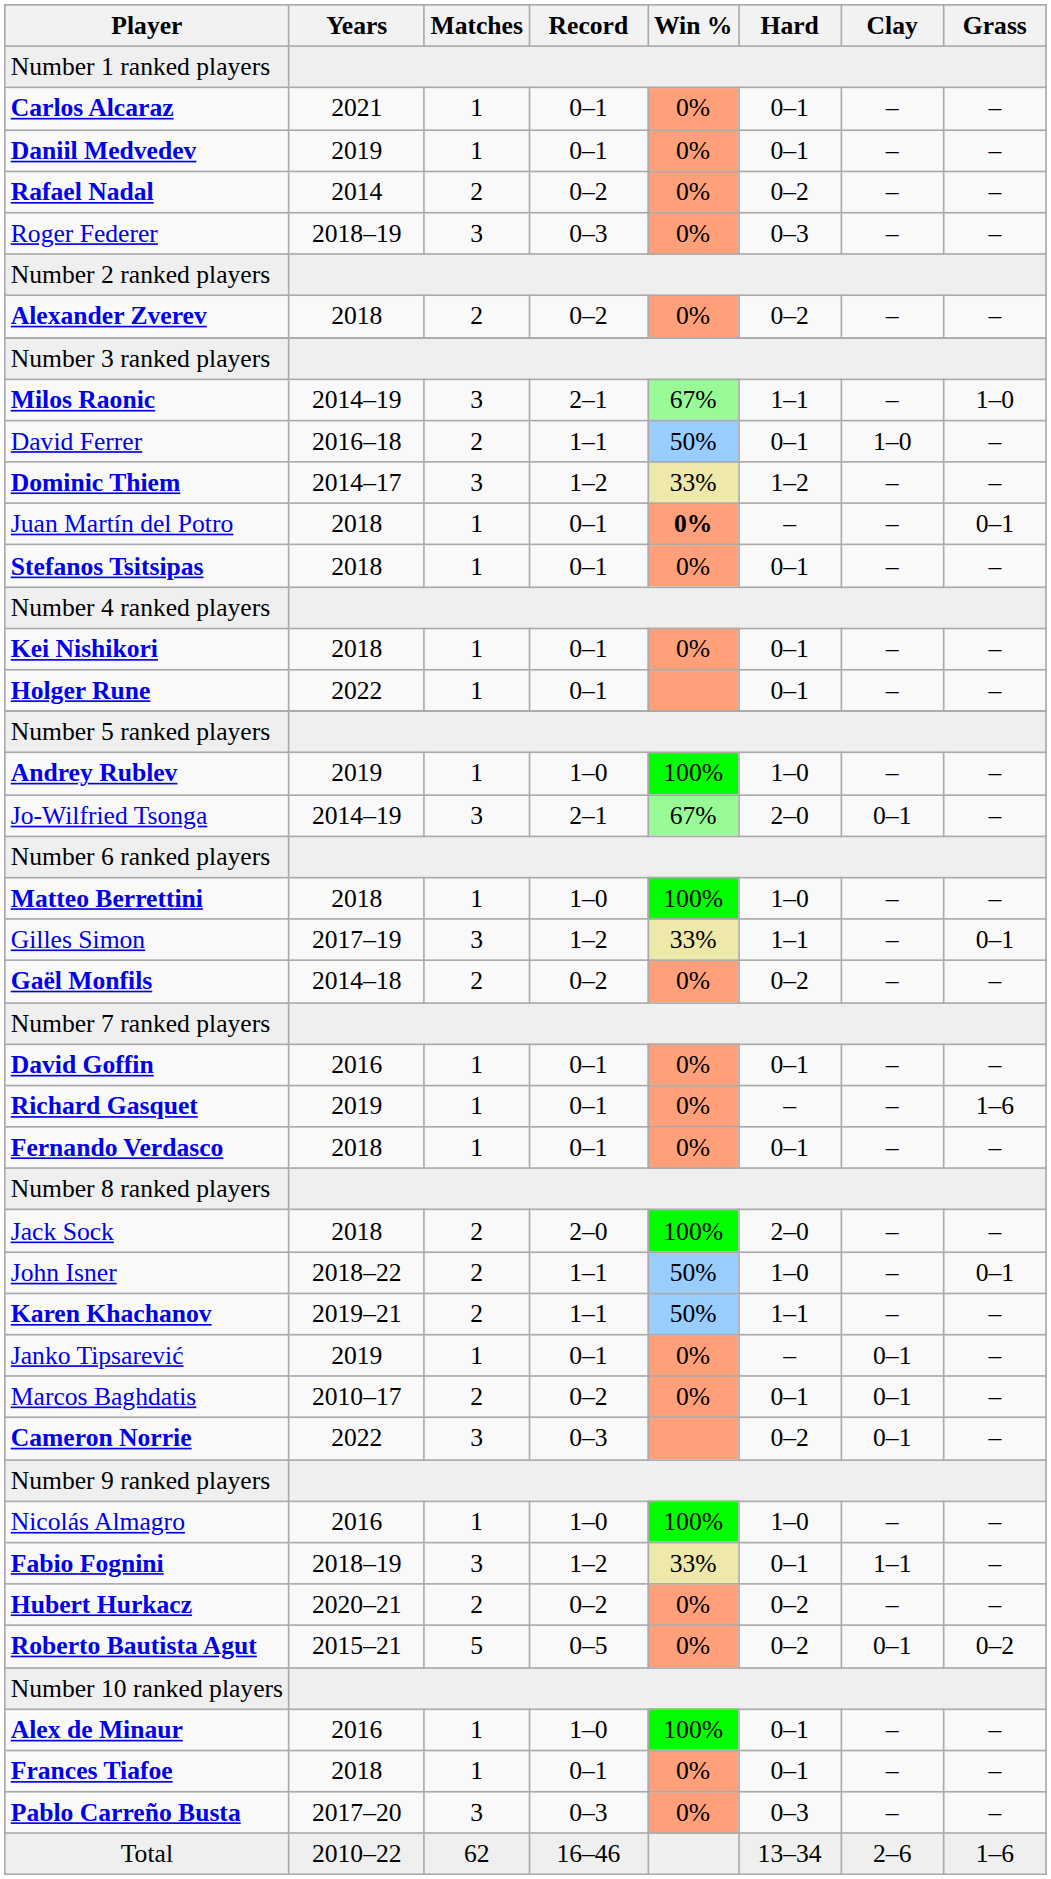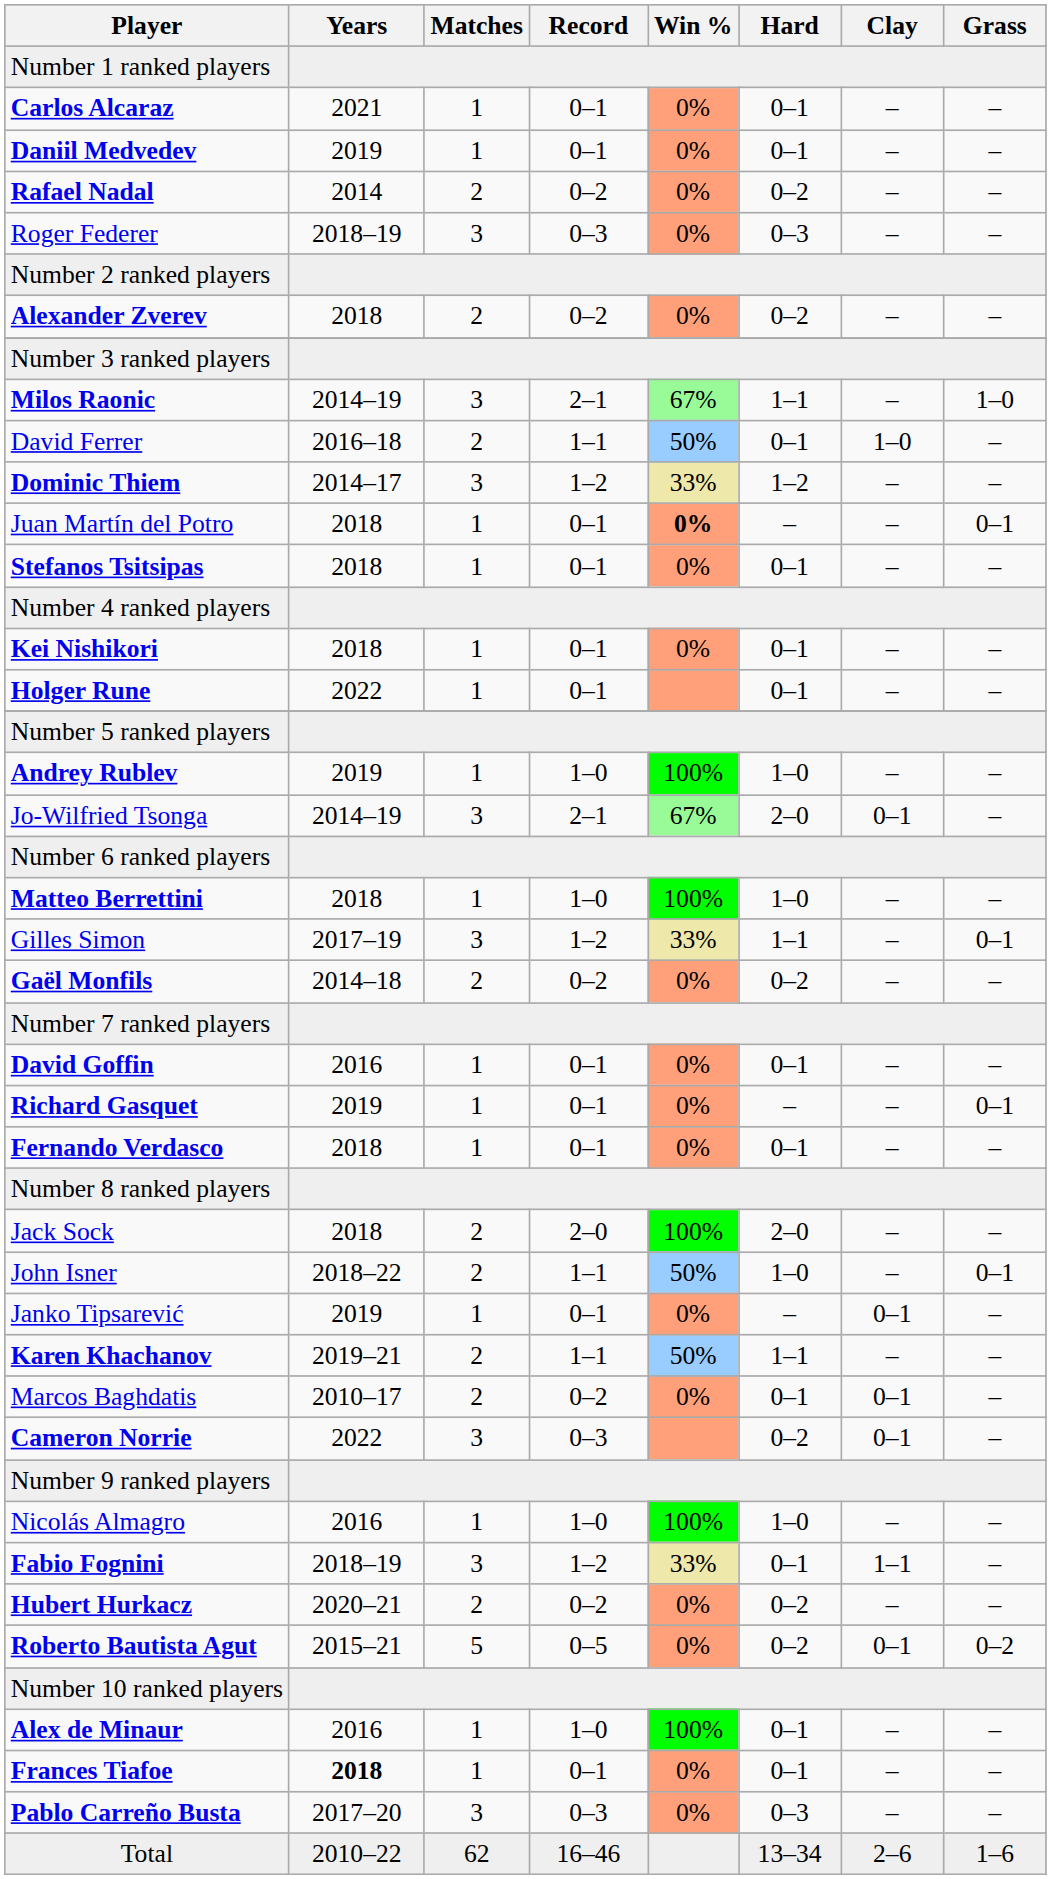(995, 1105) 1–6 -> (995, 1105) 0–1
rows swapped: (111, 1313) <-> (97, 1354)
(357, 1770) normal -> (357, 1770) bold
